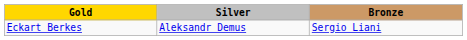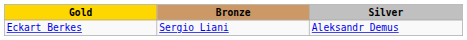columns swapped: (233, 12) <-> (386, 12)
